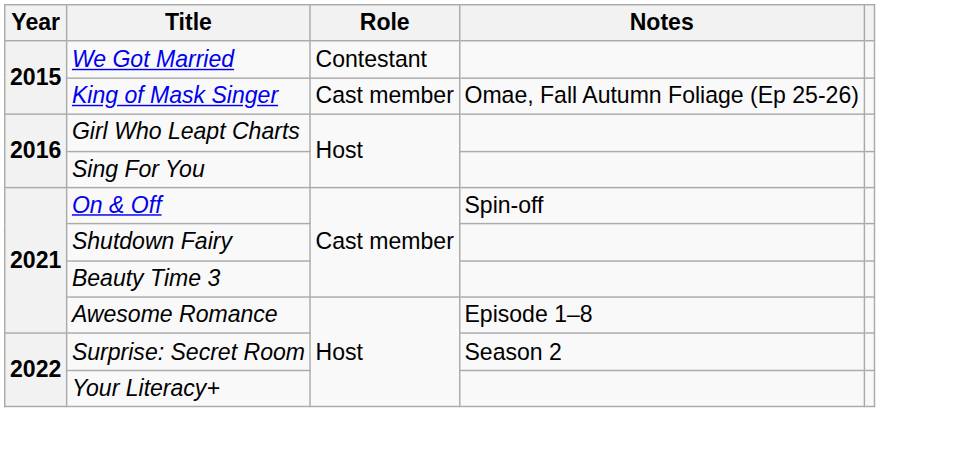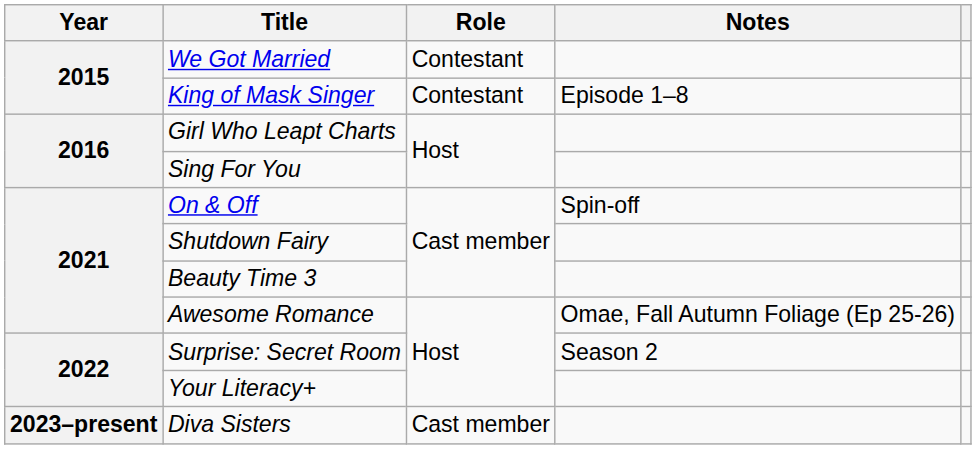(385, 95) Cast member -> (467, 95) Contestant
(662, 95) Omae, Fall Autumn Foliage (Ep 25-26) -> (625, 95) Episode 1–8
(529, 315) Episode 1–8 -> (758, 315) Omae, Fall Autumn Foliage (Ep 25-26)
+ row: (229, 424)
